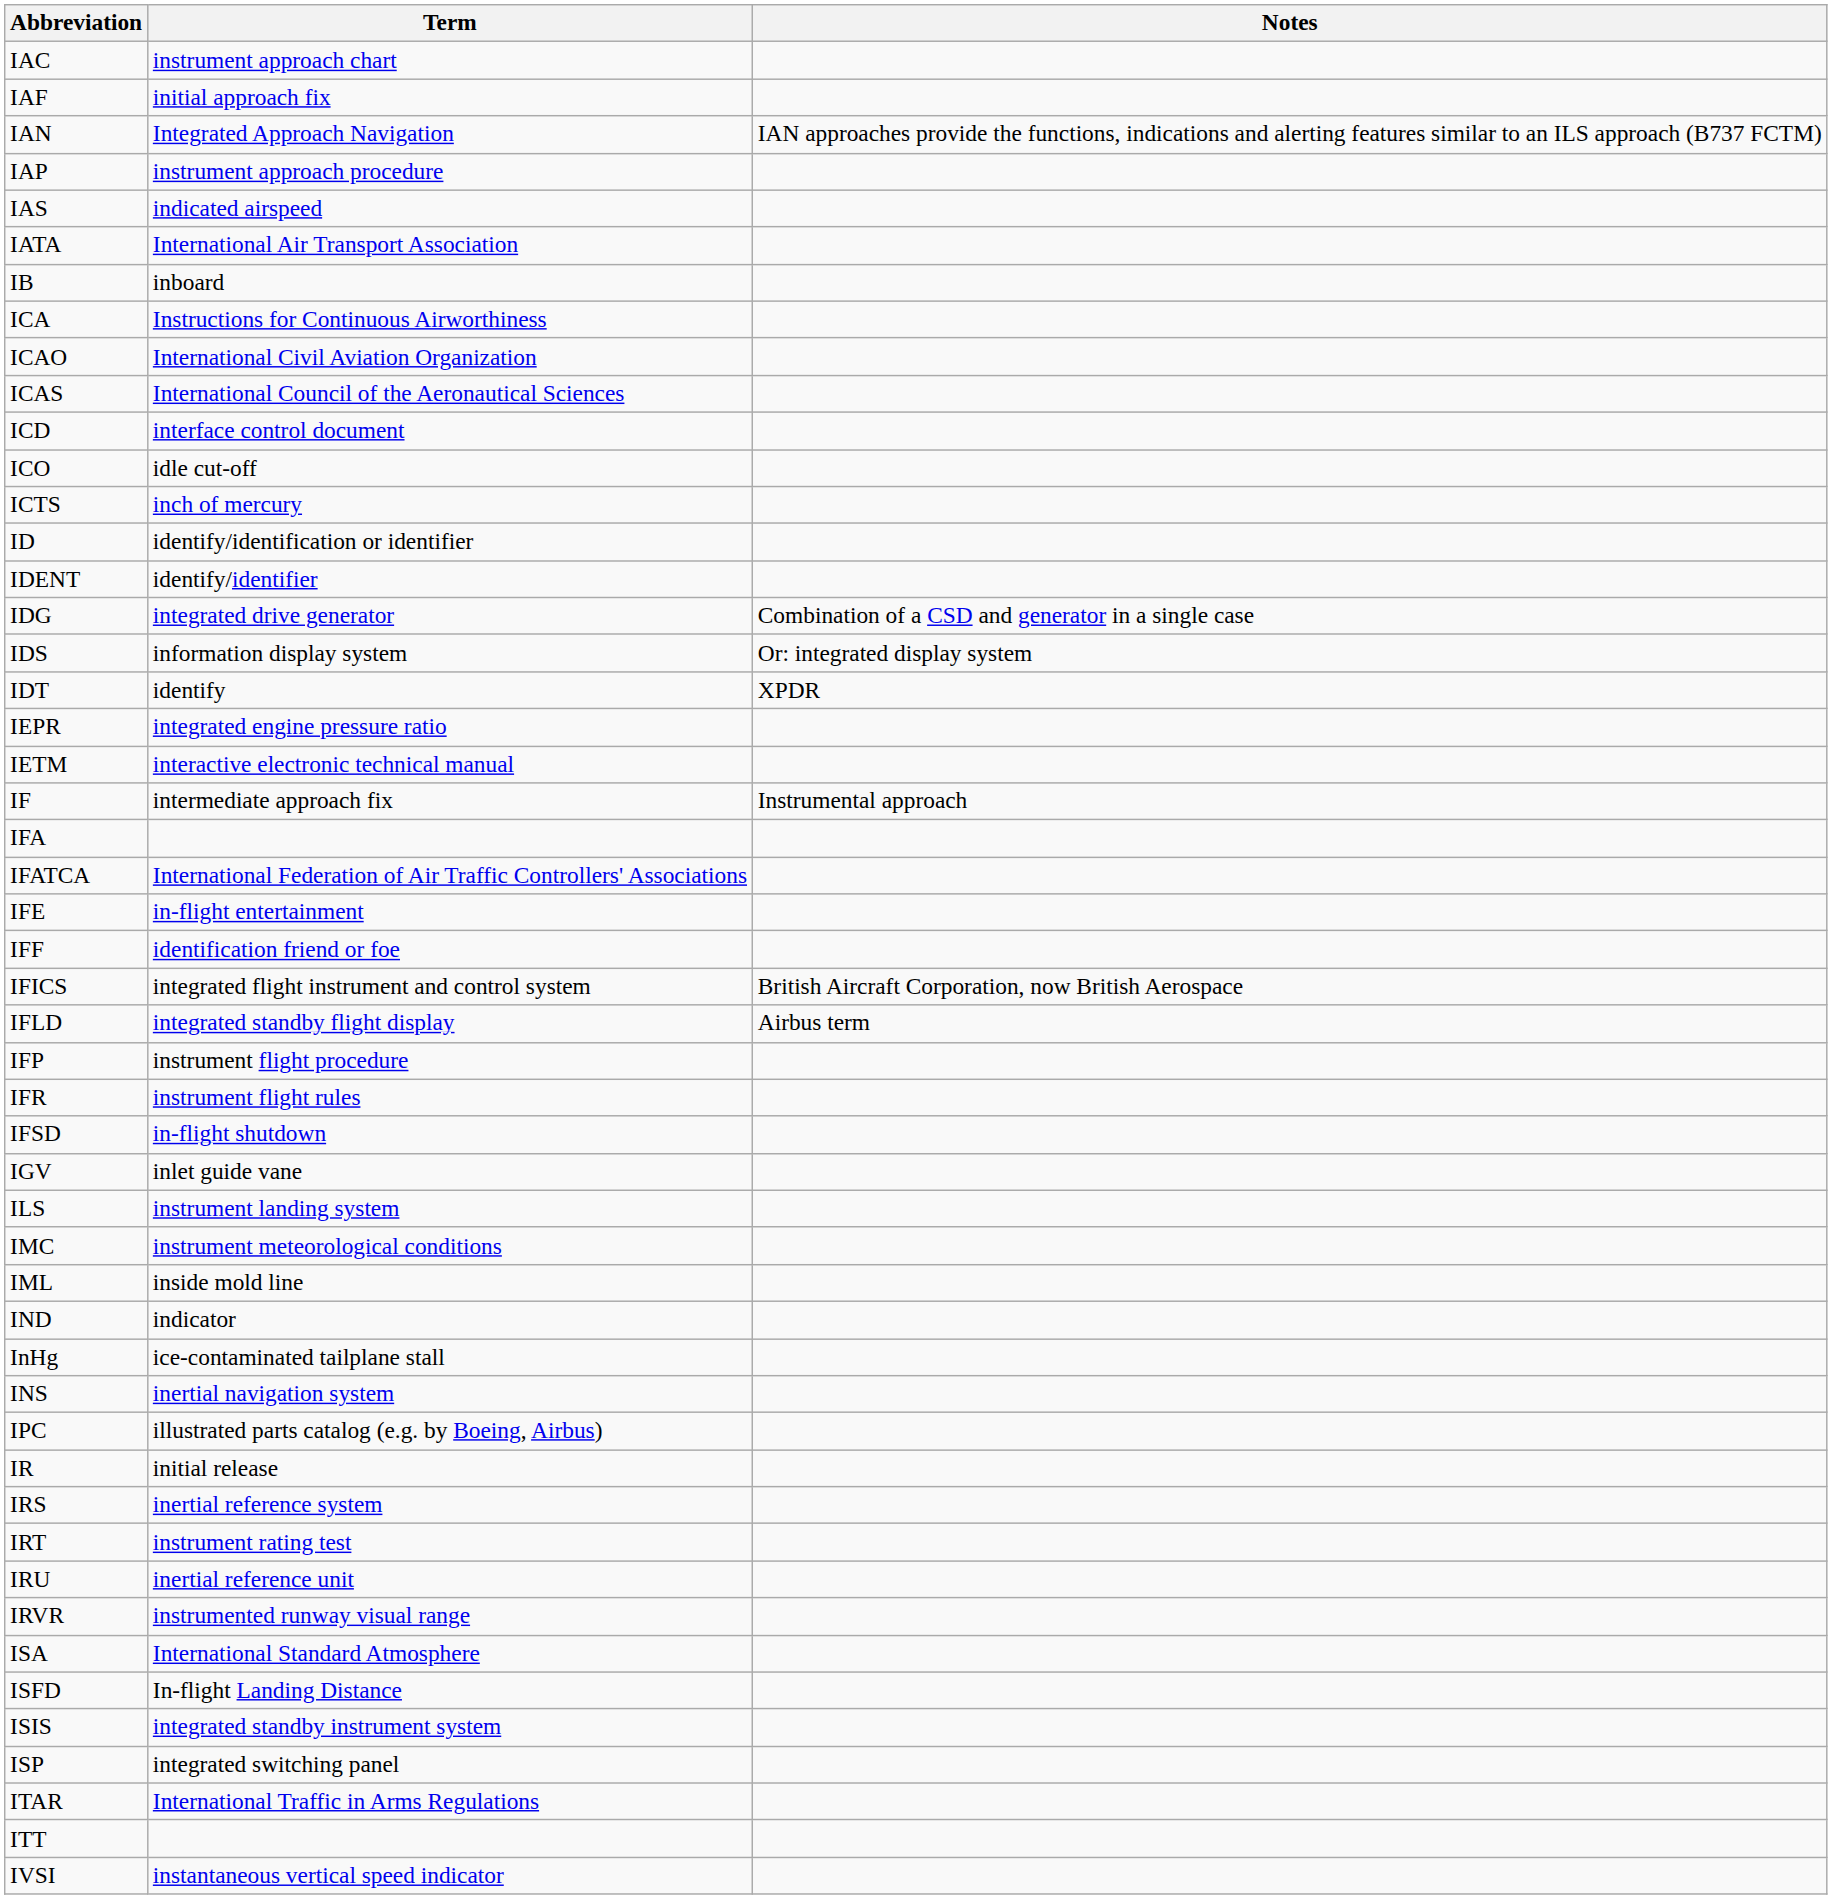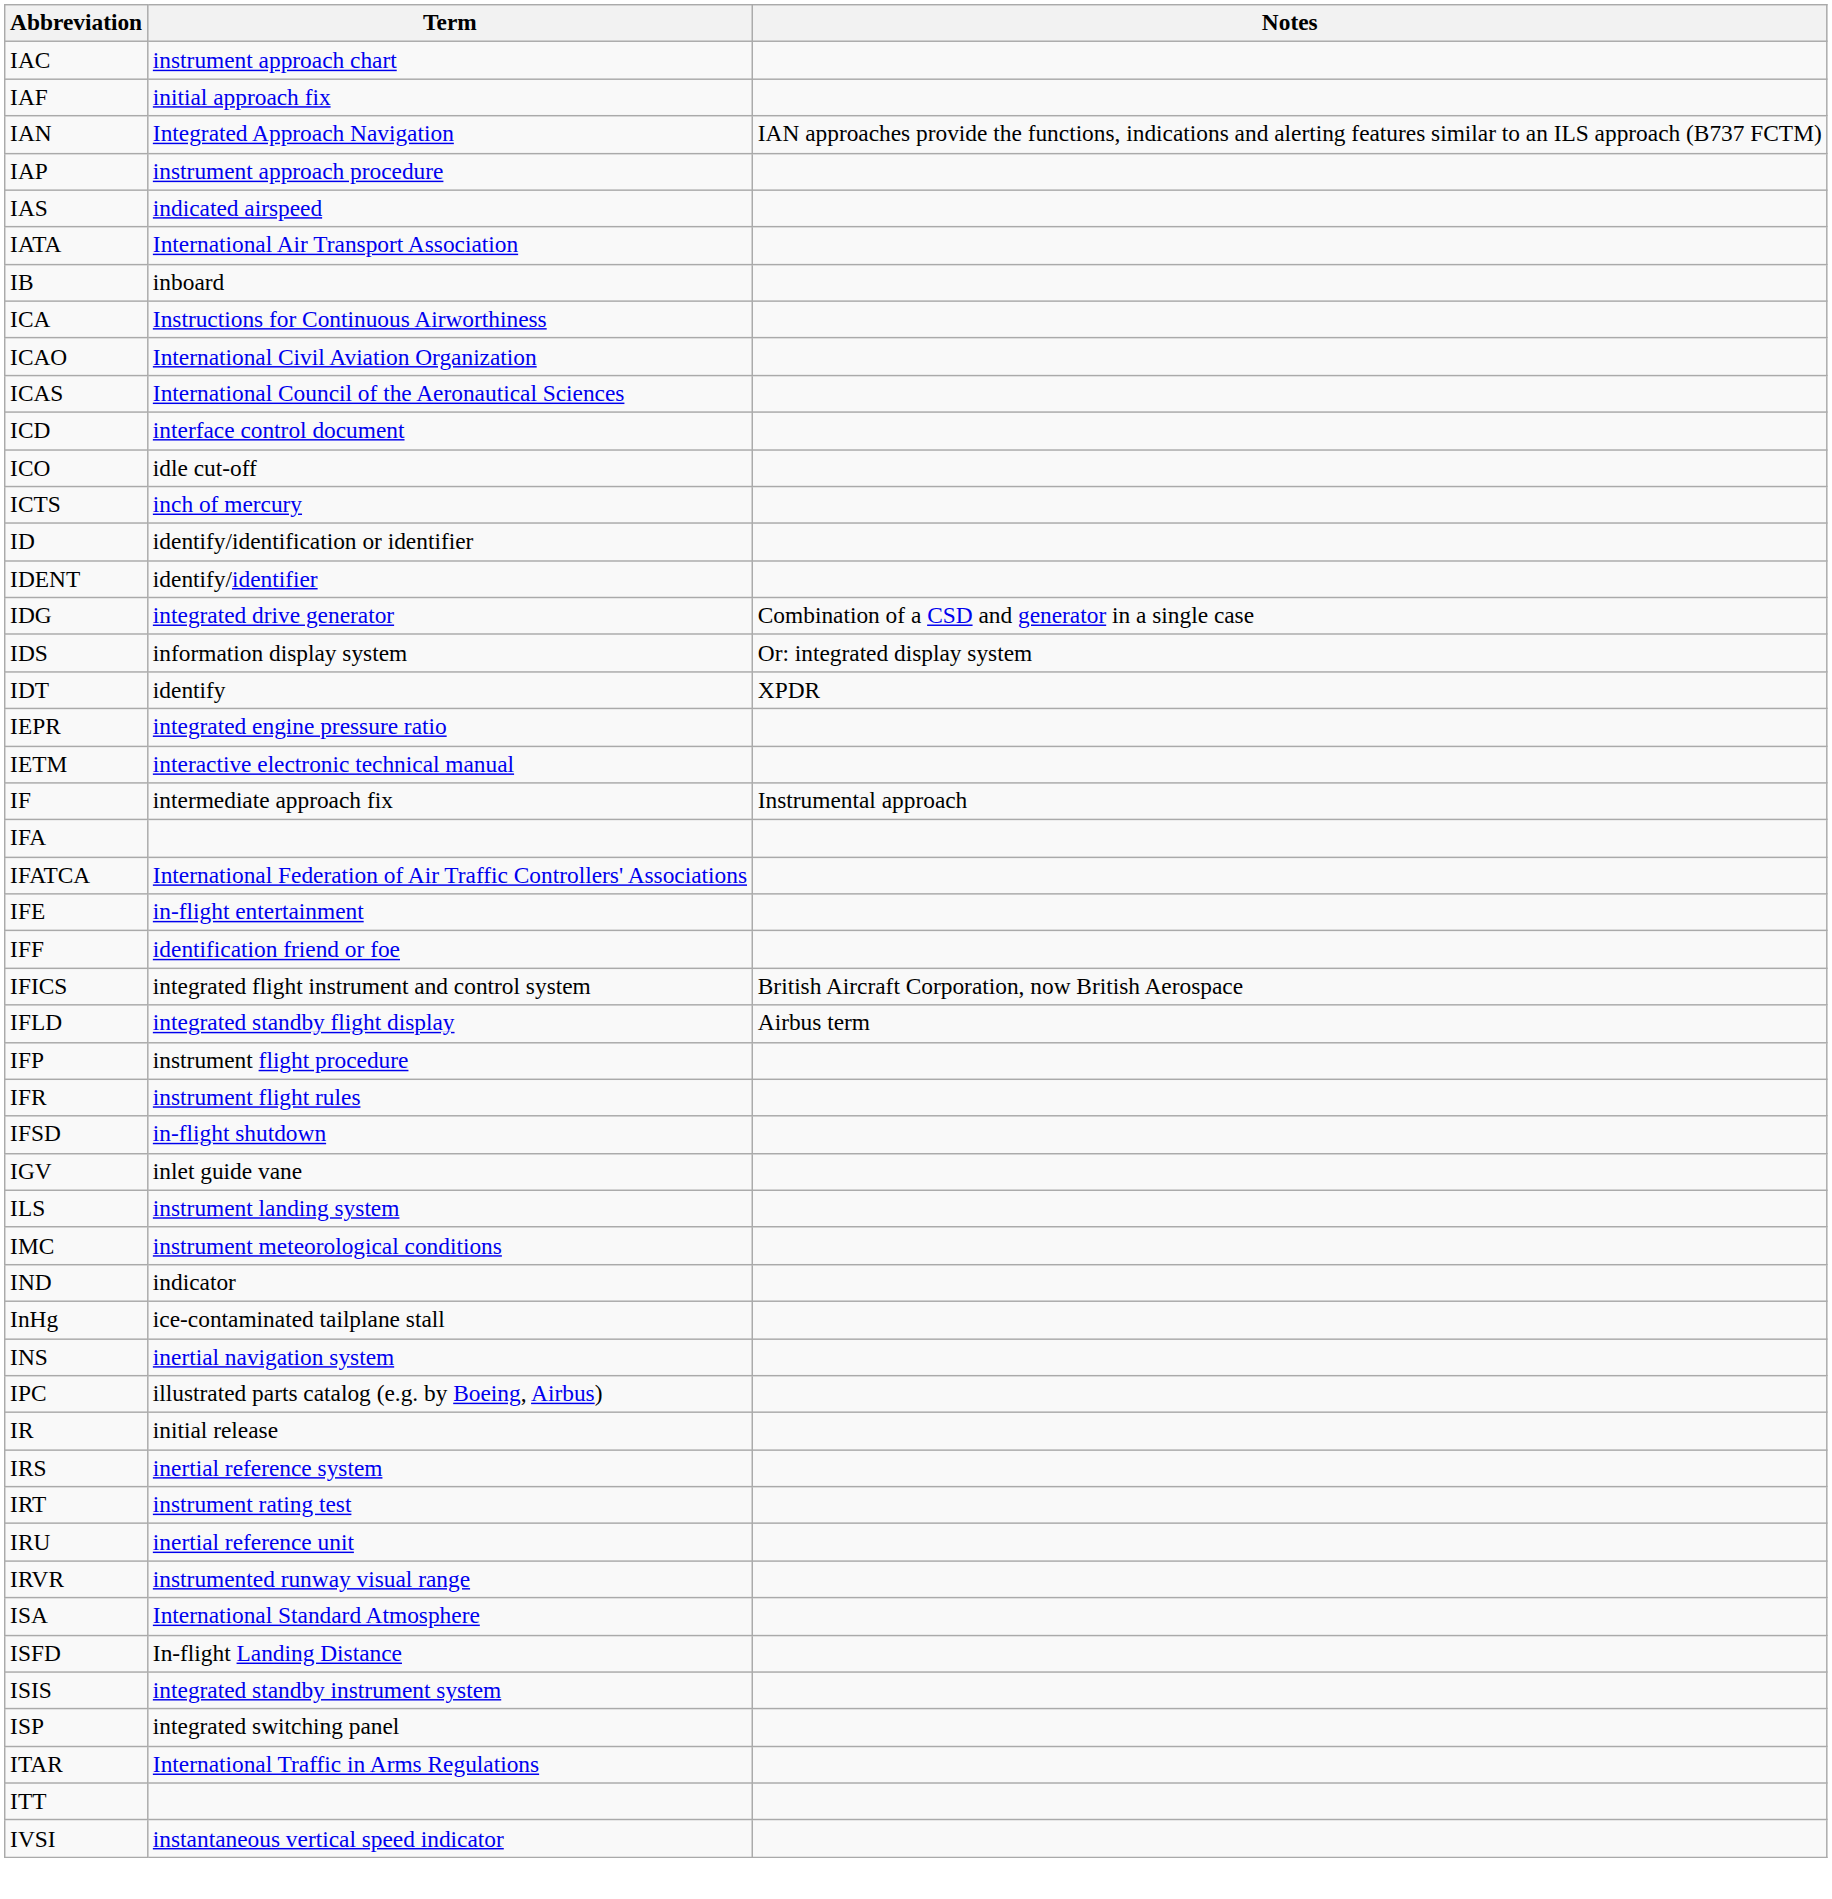- row: (32, 1282)
